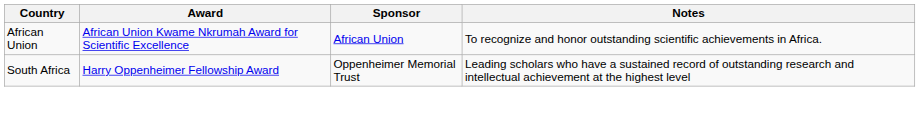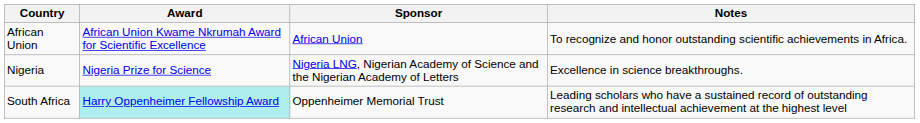+ row: (26, 70)
(181, 70) no background -> (181, 102) paleturquoise background
